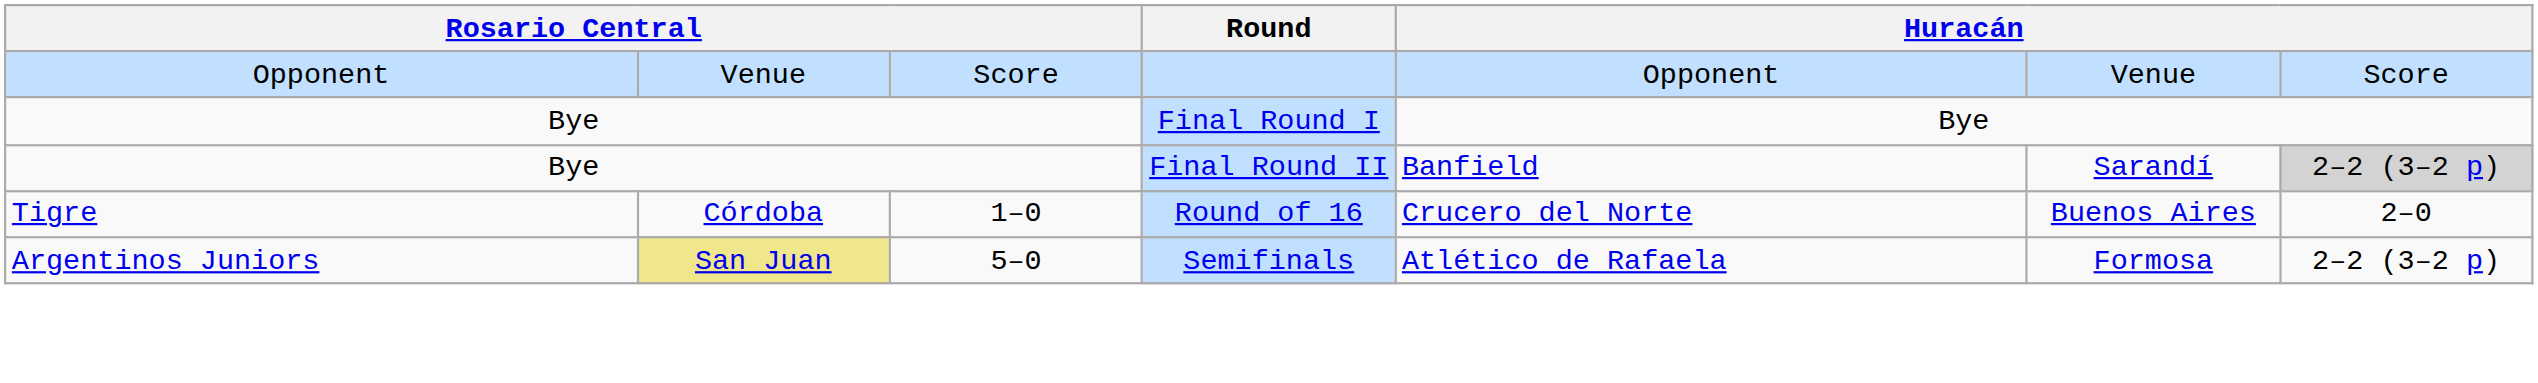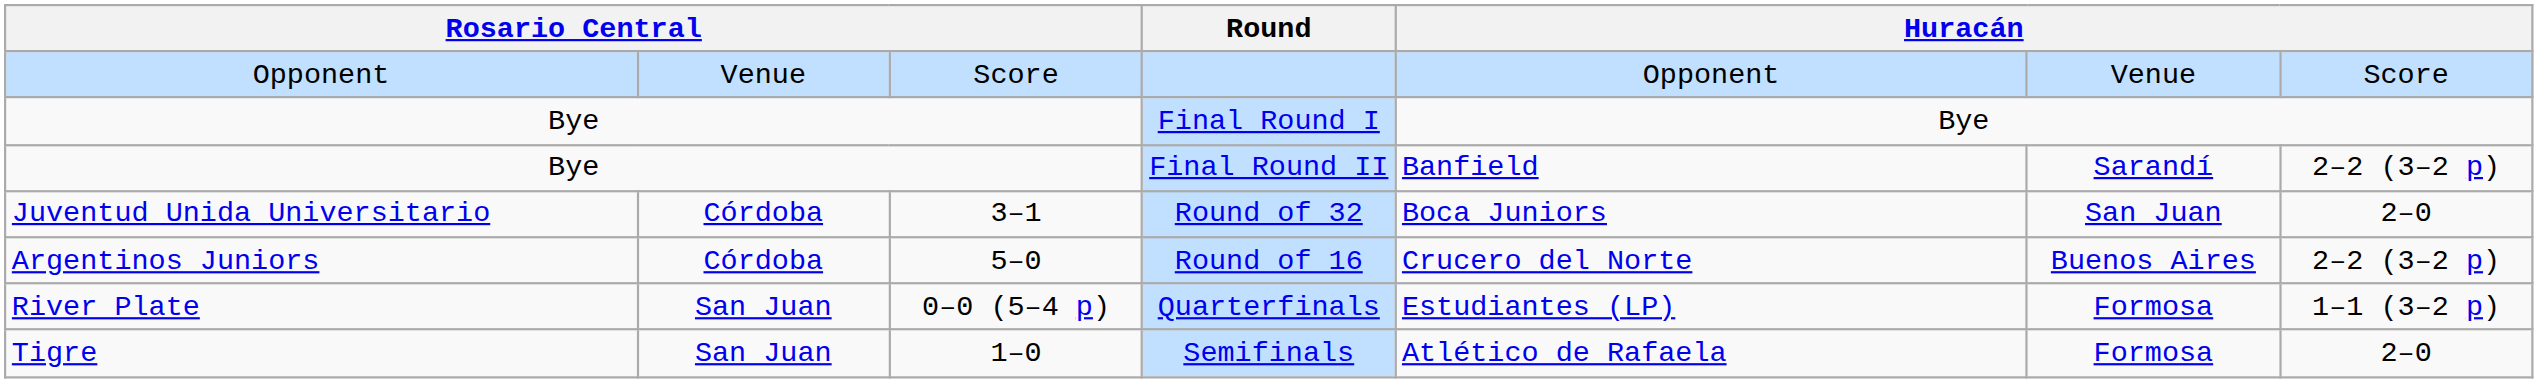(2406, 167) lightgrey background -> (2406, 167) no background
+ row: (1269, 214)
(55, 214) Tigre -> (166, 260) Argentinos Juniors
(1016, 214) 1–0 -> (1016, 260) 5–0
(2406, 214) 2–0 -> (2406, 260) 2–2 (3–2 p)
+ row: (1269, 307)
(166, 260) Argentinos Juniors -> (55, 353) Tigre
(763, 260) khaki background -> (763, 353) no background
(1016, 260) 5–0 -> (1016, 353) 1–0
(2406, 260) 2–2 (3–2 p) -> (2406, 353) 2–0
